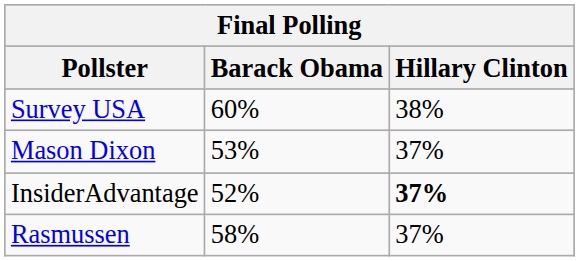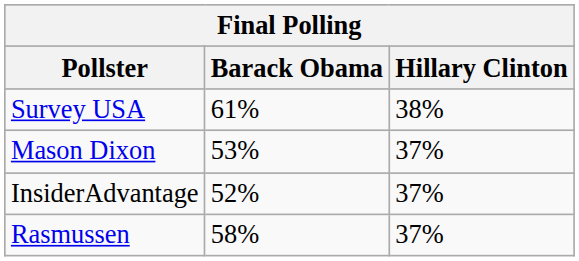(235, 109) 60% -> (235, 109) 61%
(422, 192) bold -> (419, 192) normal
